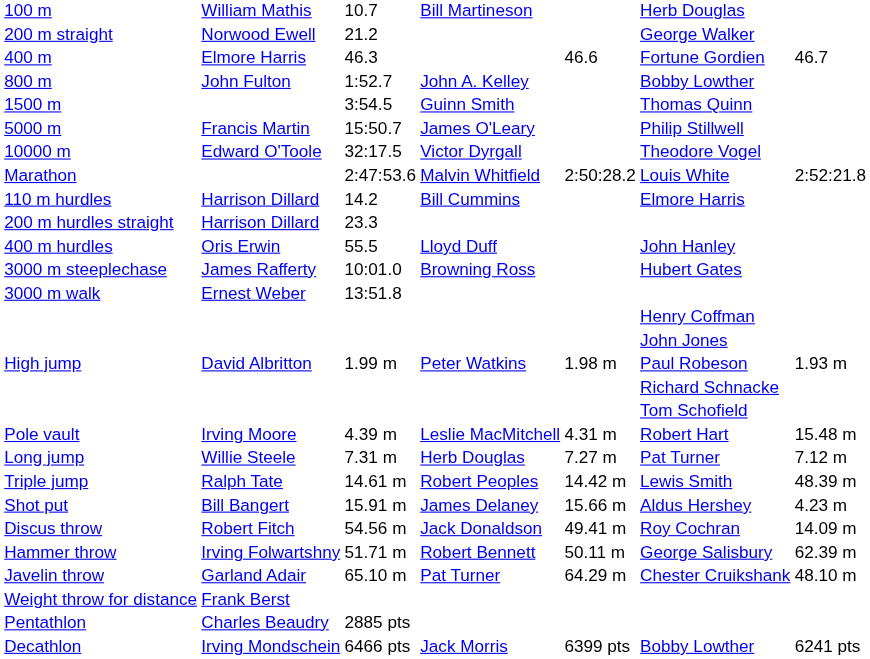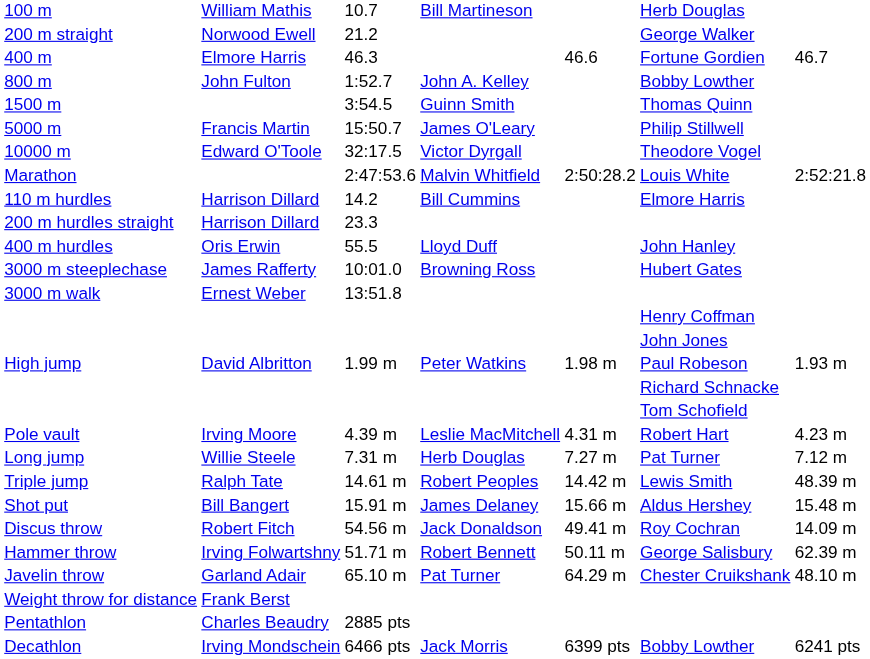(826, 434) 15.48 m -> (821, 434) 4.23 m
(821, 505) 4.23 m -> (826, 505) 15.48 m
